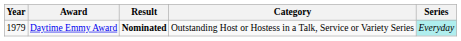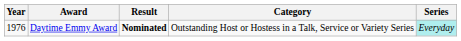(16, 28) 1979 -> (16, 28) 1976
